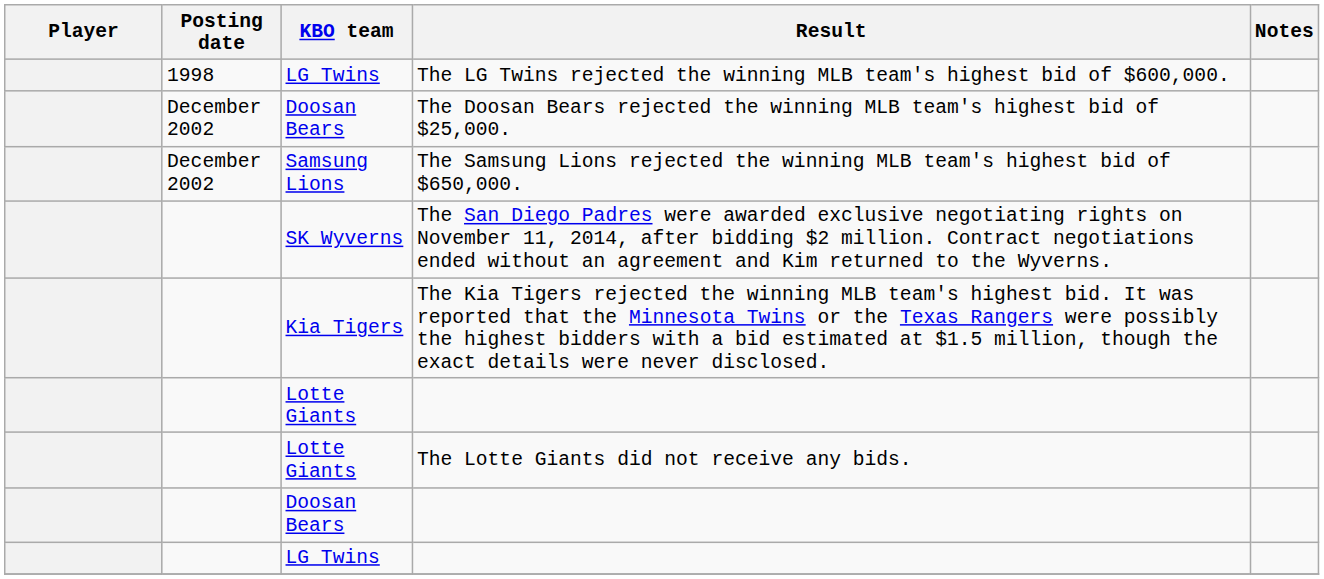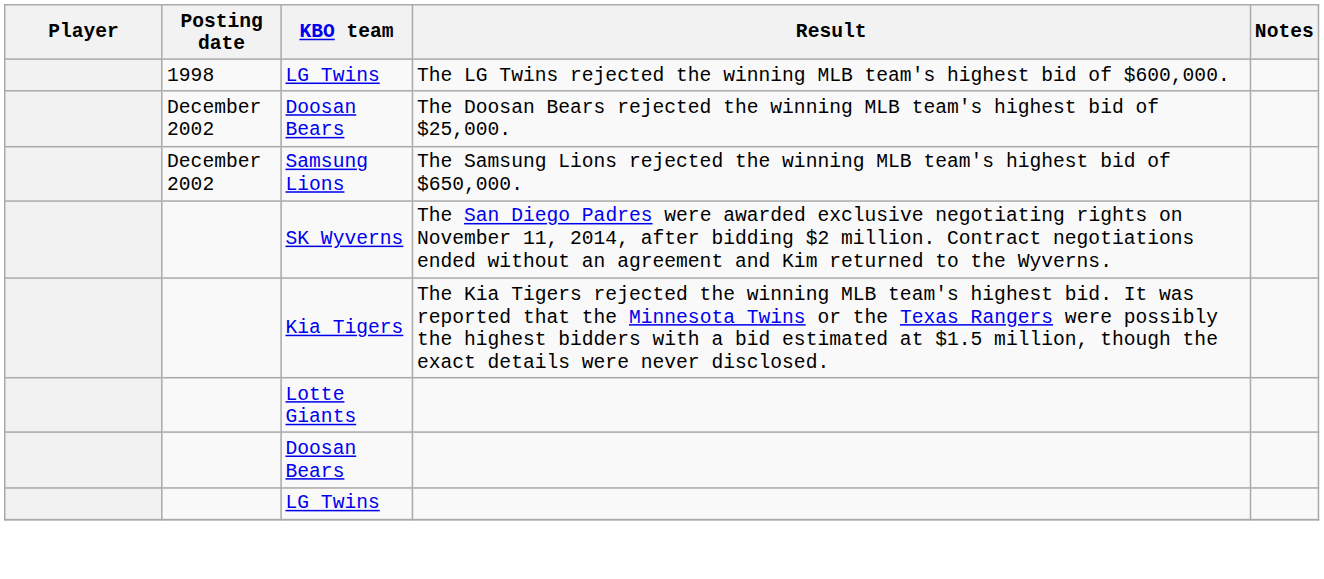- row: (321, 460)
